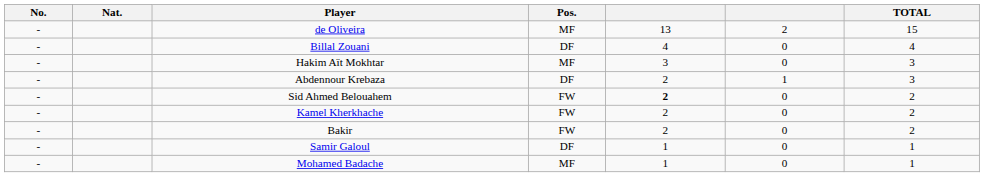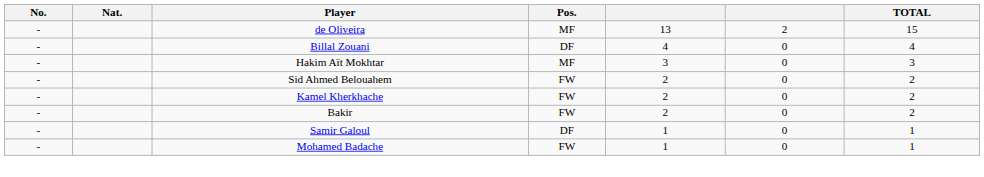- row: (340, 79)
(665, 96) bold -> (665, 79) normal
(567, 163) MF -> (567, 146) FW
